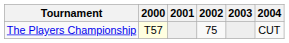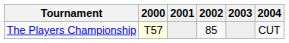(211, 30) 75 -> (211, 30) 85
